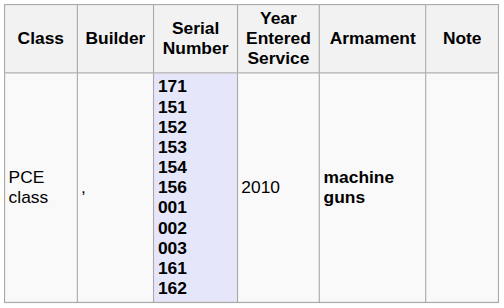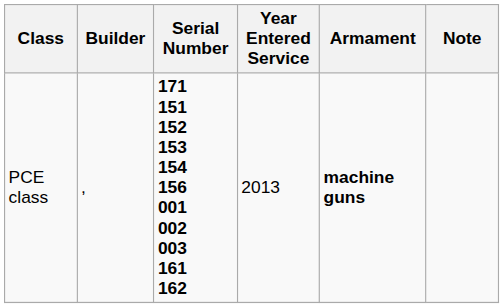(172, 187) lavender background -> (172, 187) no background
(261, 187) 2010 -> (261, 187) 2013
